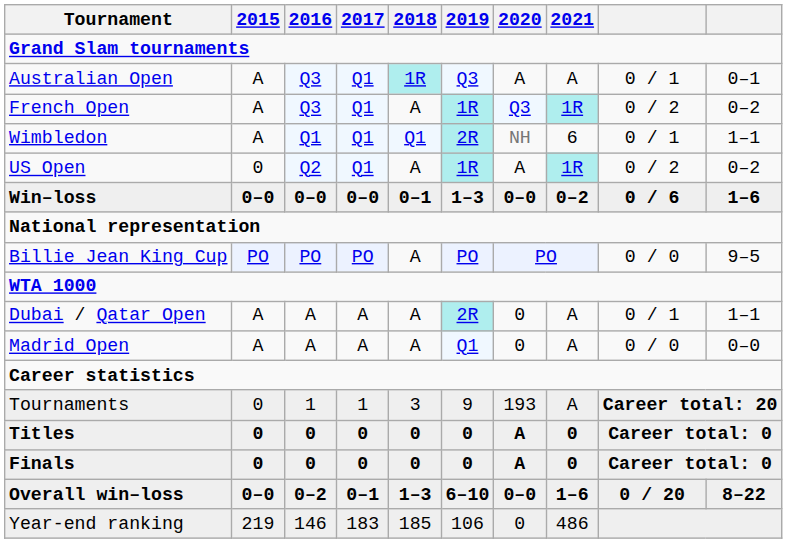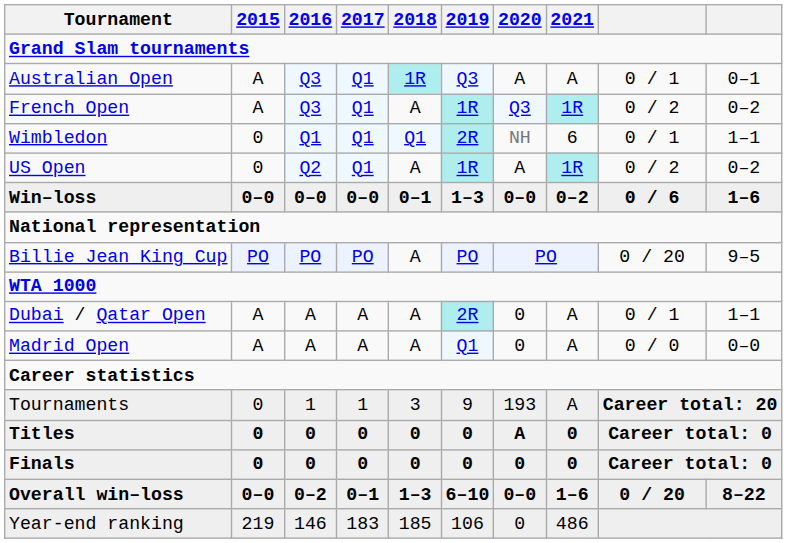(258, 138) A -> (258, 138) 0
(652, 257) 0 / 0 -> (652, 257) 0 / 20
(520, 464) A -> (520, 464) 0
